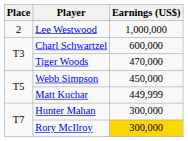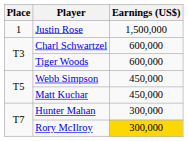+ row: (59, 29)
- row: (66, 29)
(146, 62) 470,000 -> (146, 62) 600,000
(146, 95) 449,999 -> (146, 95) 450,000
